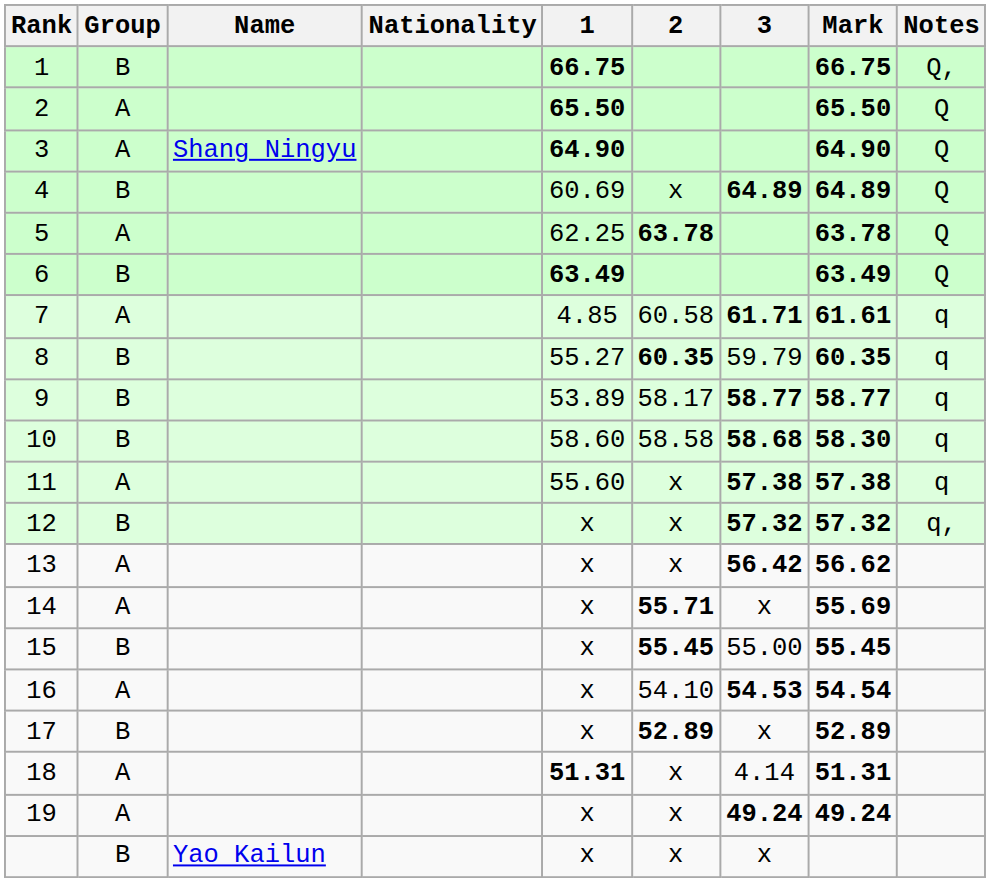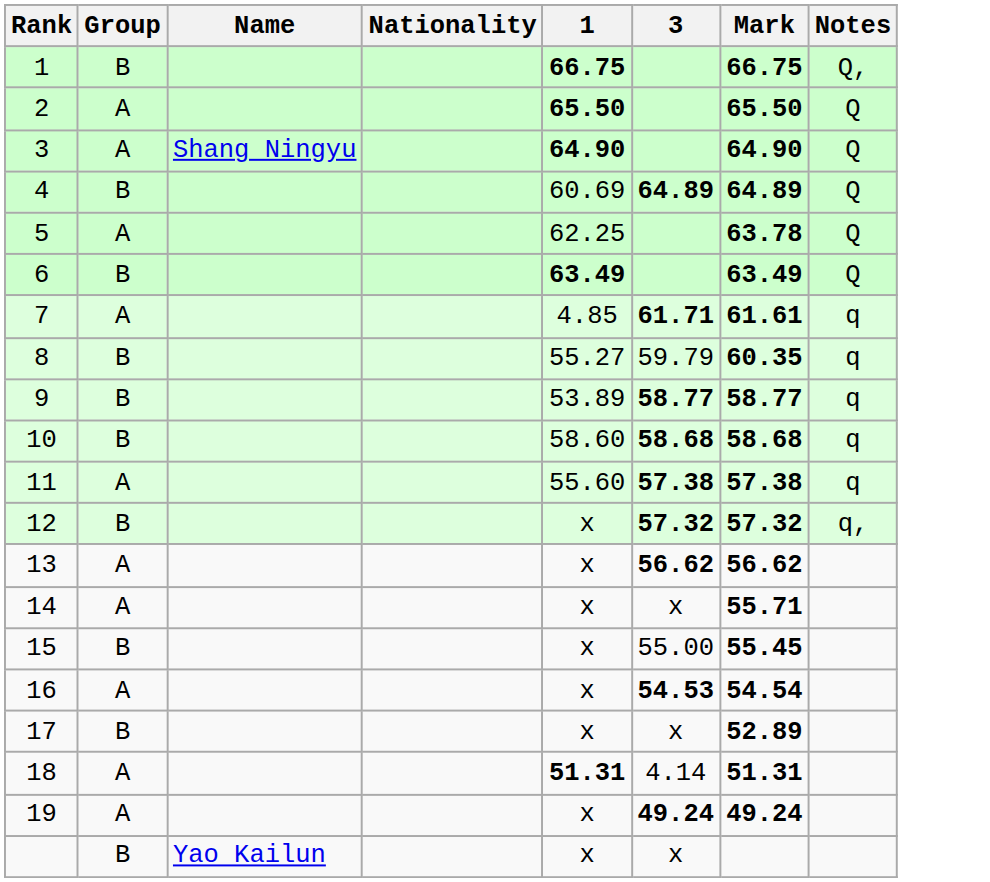- column: (676, 26)
(853, 441) 58.30 -> (764, 441) 58.68
(764, 566) 56.42 -> (676, 566) 56.62
(853, 607) 55.69 -> (764, 607) 55.71
